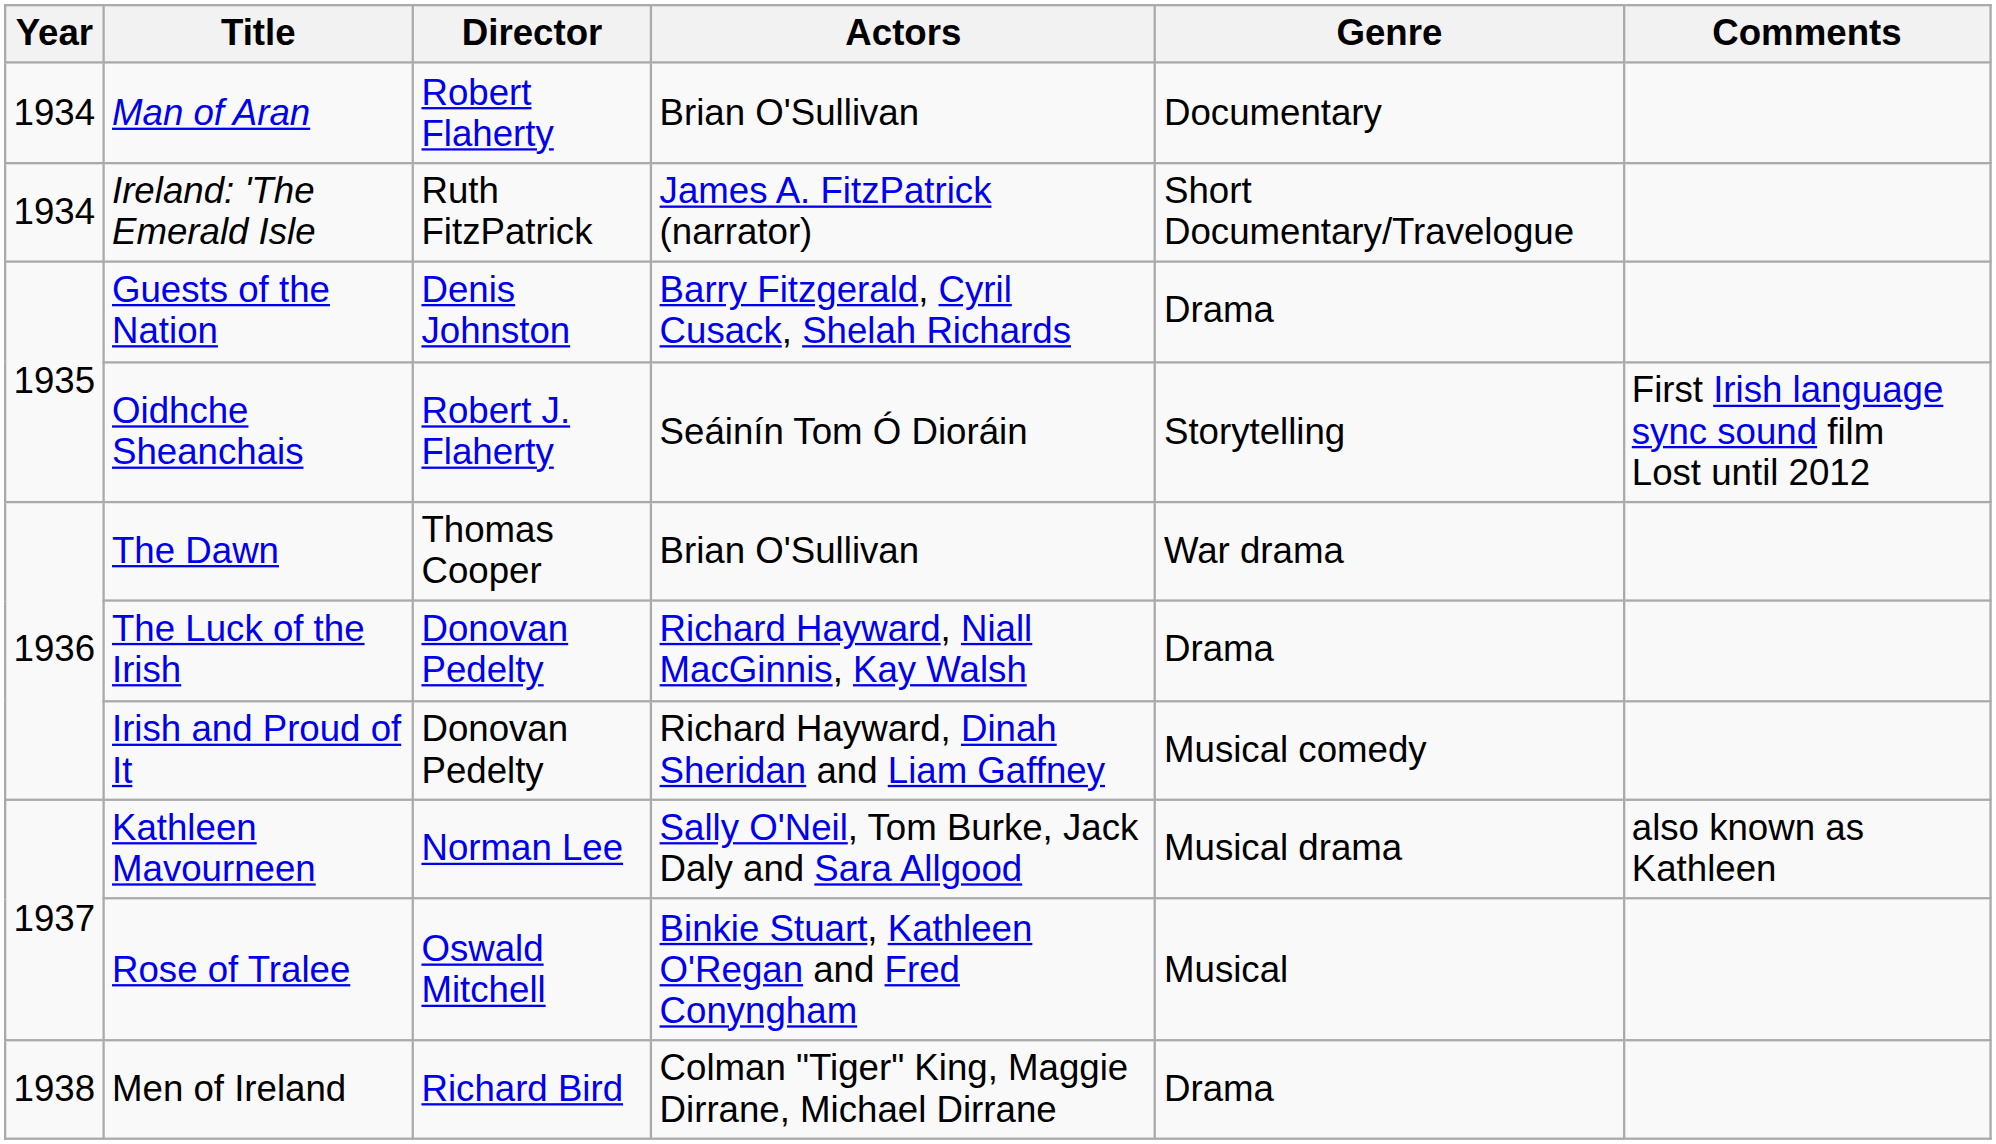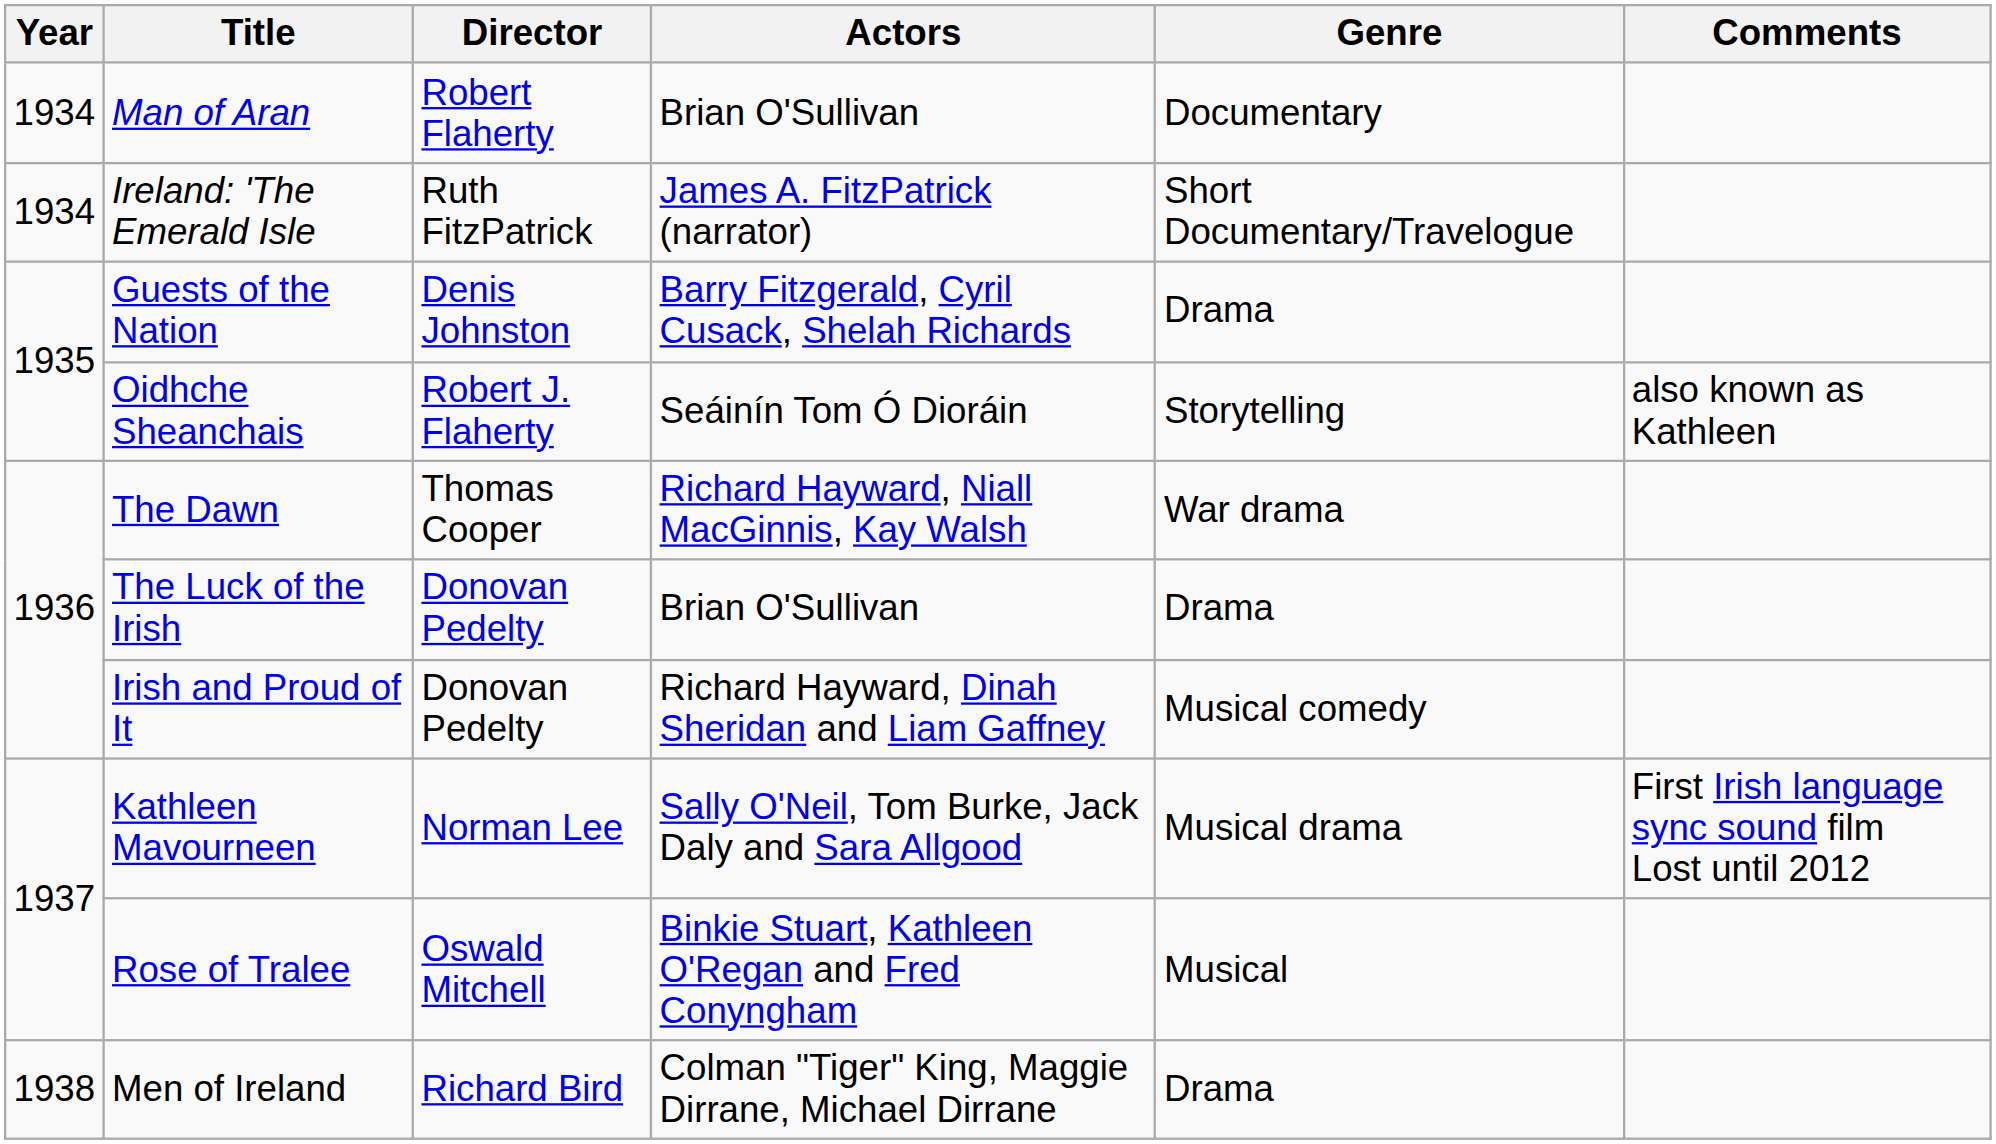(1788, 430) First Irish language sync sound film Lost until 2012 -> (1748, 410) also known as Kathleen
(789, 550) Brian O'Sullivan -> (846, 509) Richard Hayward, Niall MacGinnis, Kay Walsh
(846, 650) Richard Hayward, Niall MacGinnis, Kay Walsh -> (789, 608) Brian O'Sullivan
(1748, 848) also known as Kathleen -> (1788, 828) First Irish language sync sound film Lost until 2012
